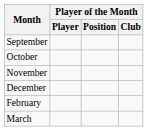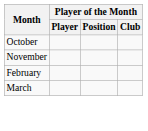- row: (27, 42)
- row: (26, 88)
